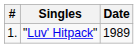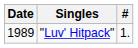columns swapped: (12, 14) <-> (117, 14)
